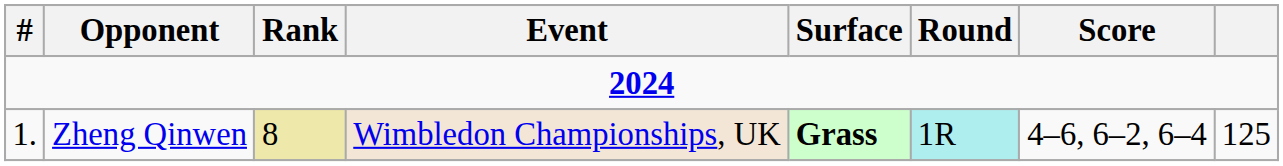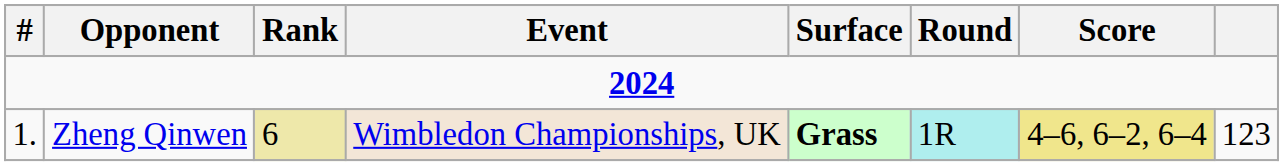(270, 133) 8 -> (270, 133) 6
(1117, 133) no background -> (1117, 133) khaki background
(1246, 133) 125 -> (1246, 133) 123
